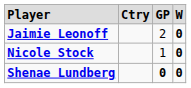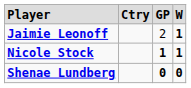(179, 34) 0 -> (179, 34) 1
(163, 53) normal -> (163, 53) bold
(179, 53) 0 -> (179, 53) 1
